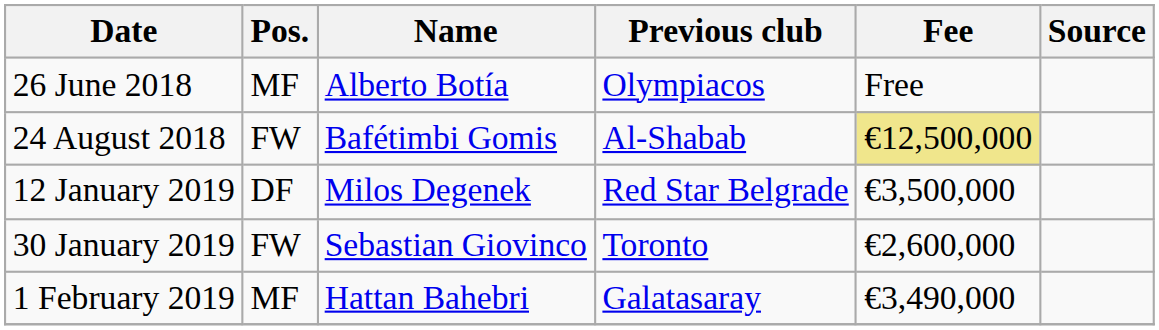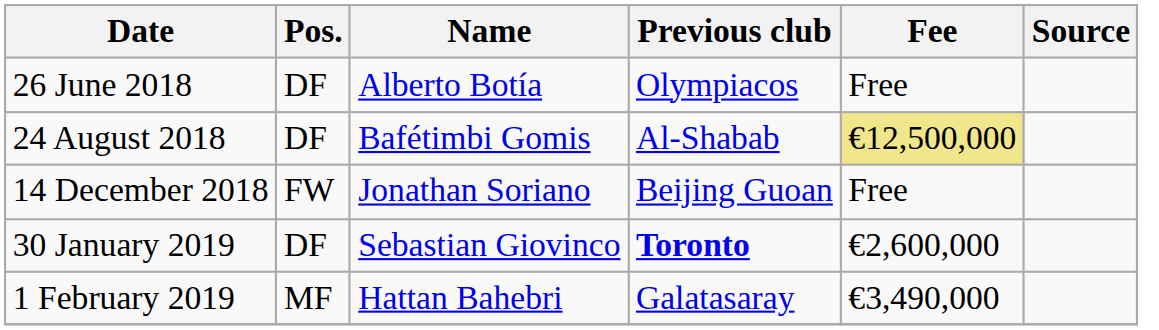(275, 84) MF -> (305, 84) DF
(276, 137) FW -> (305, 137) DF
+ row: (141, 191)
- row: (124, 191)
(276, 244) FW -> (305, 244) DF
(655, 244) normal -> (693, 244) bold
